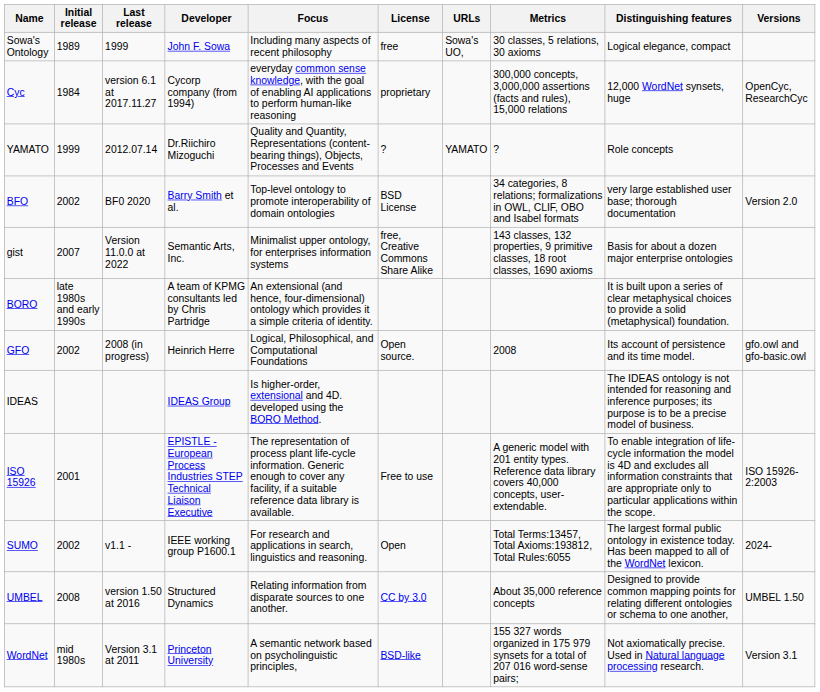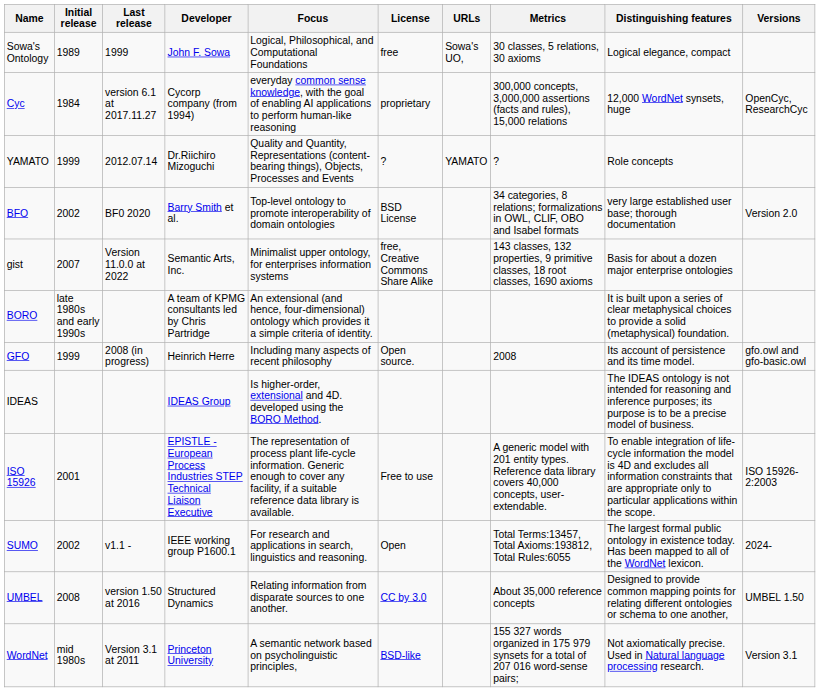(310, 46) Including many aspects of recent philosophy -> (312, 52) Logical, Philosophical, and Computational Foundations
(68, 350) 2002 -> (68, 356) 1999
(312, 350) Logical, Philosophical, and Computational Foundations -> (310, 356) Including many aspects of recent philosophy
